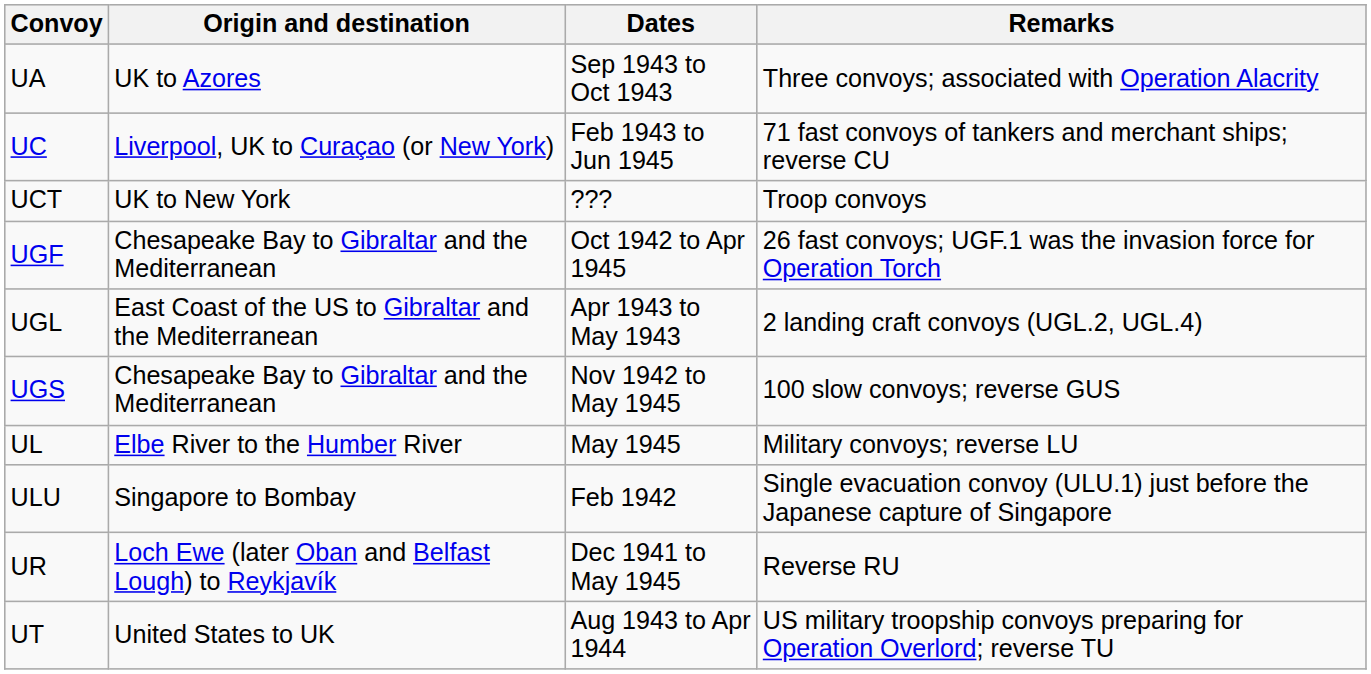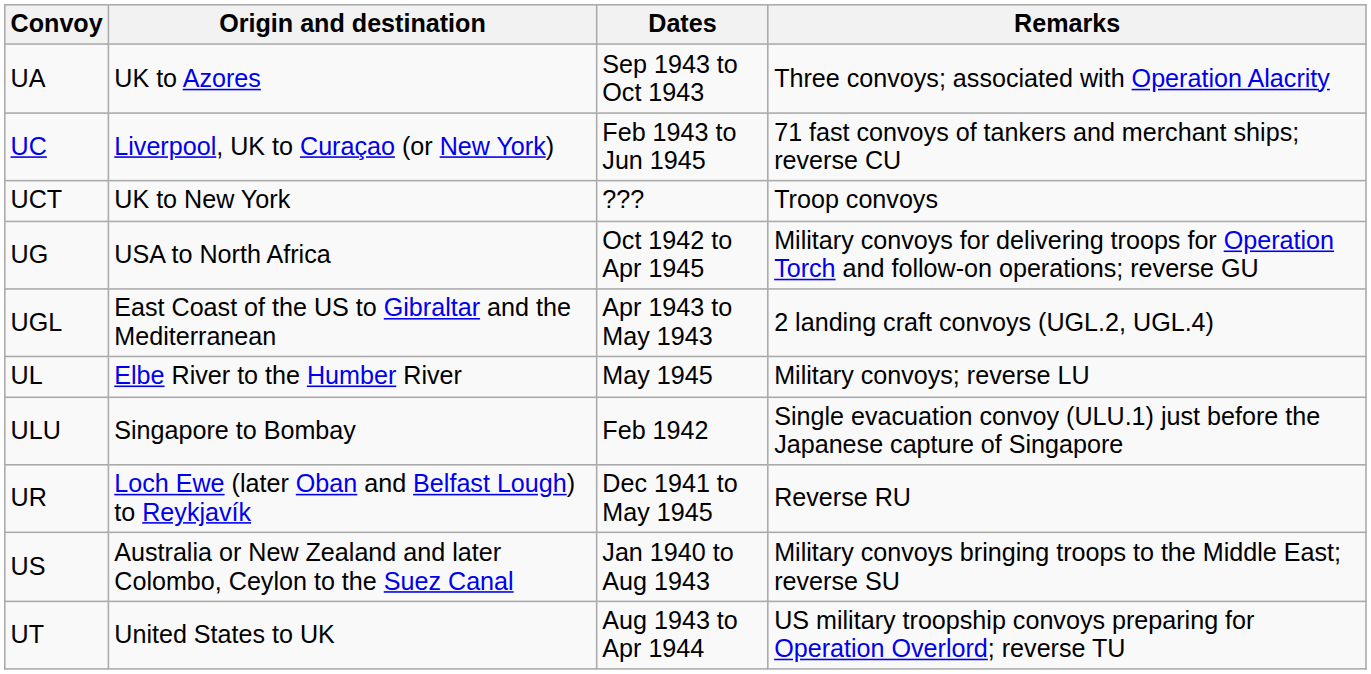+ row: (29, 254)
- row: (37, 254)
- row: (38, 390)
+ row: (28, 566)
